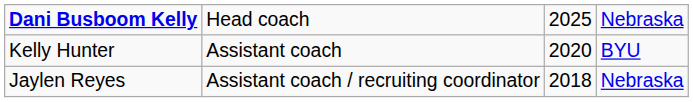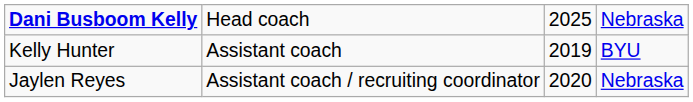(570, 50) 2020 -> (570, 50) 2019
(570, 81) 2018 -> (570, 81) 2020
